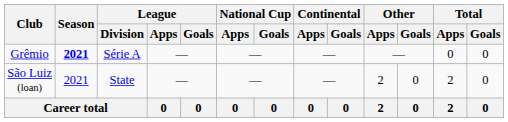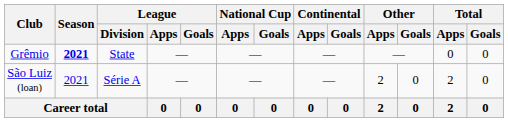(122, 53) Série A -> (122, 53) State
(122, 80) State -> (122, 80) Série A
